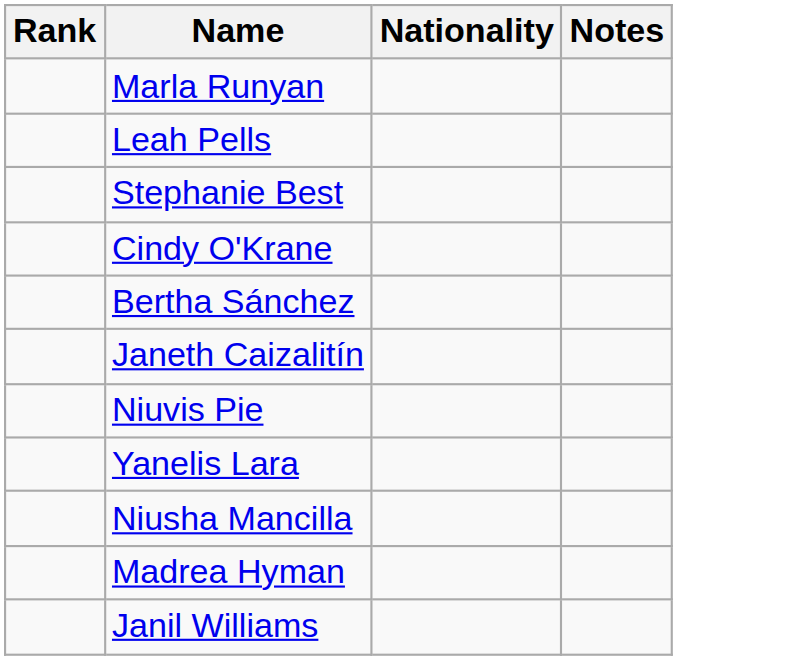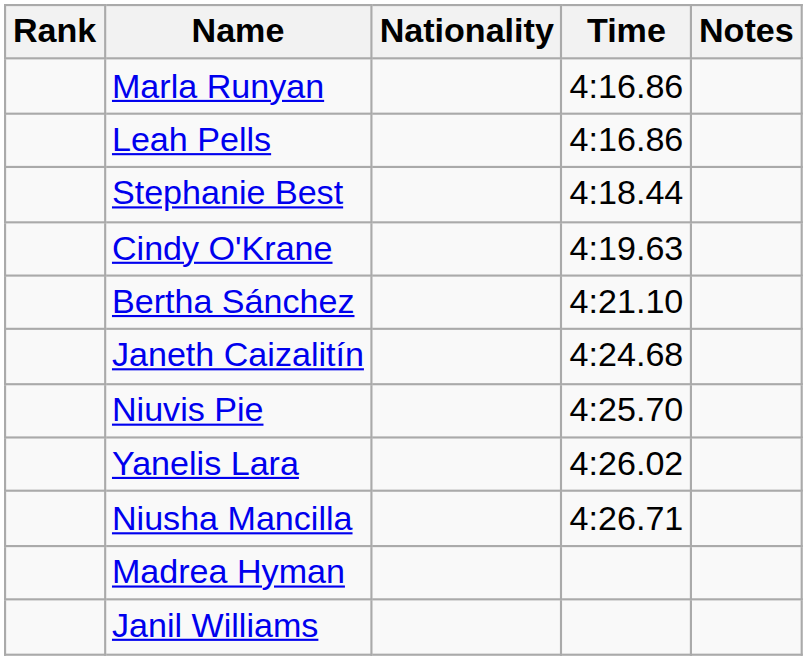+ column: (626, 31)
